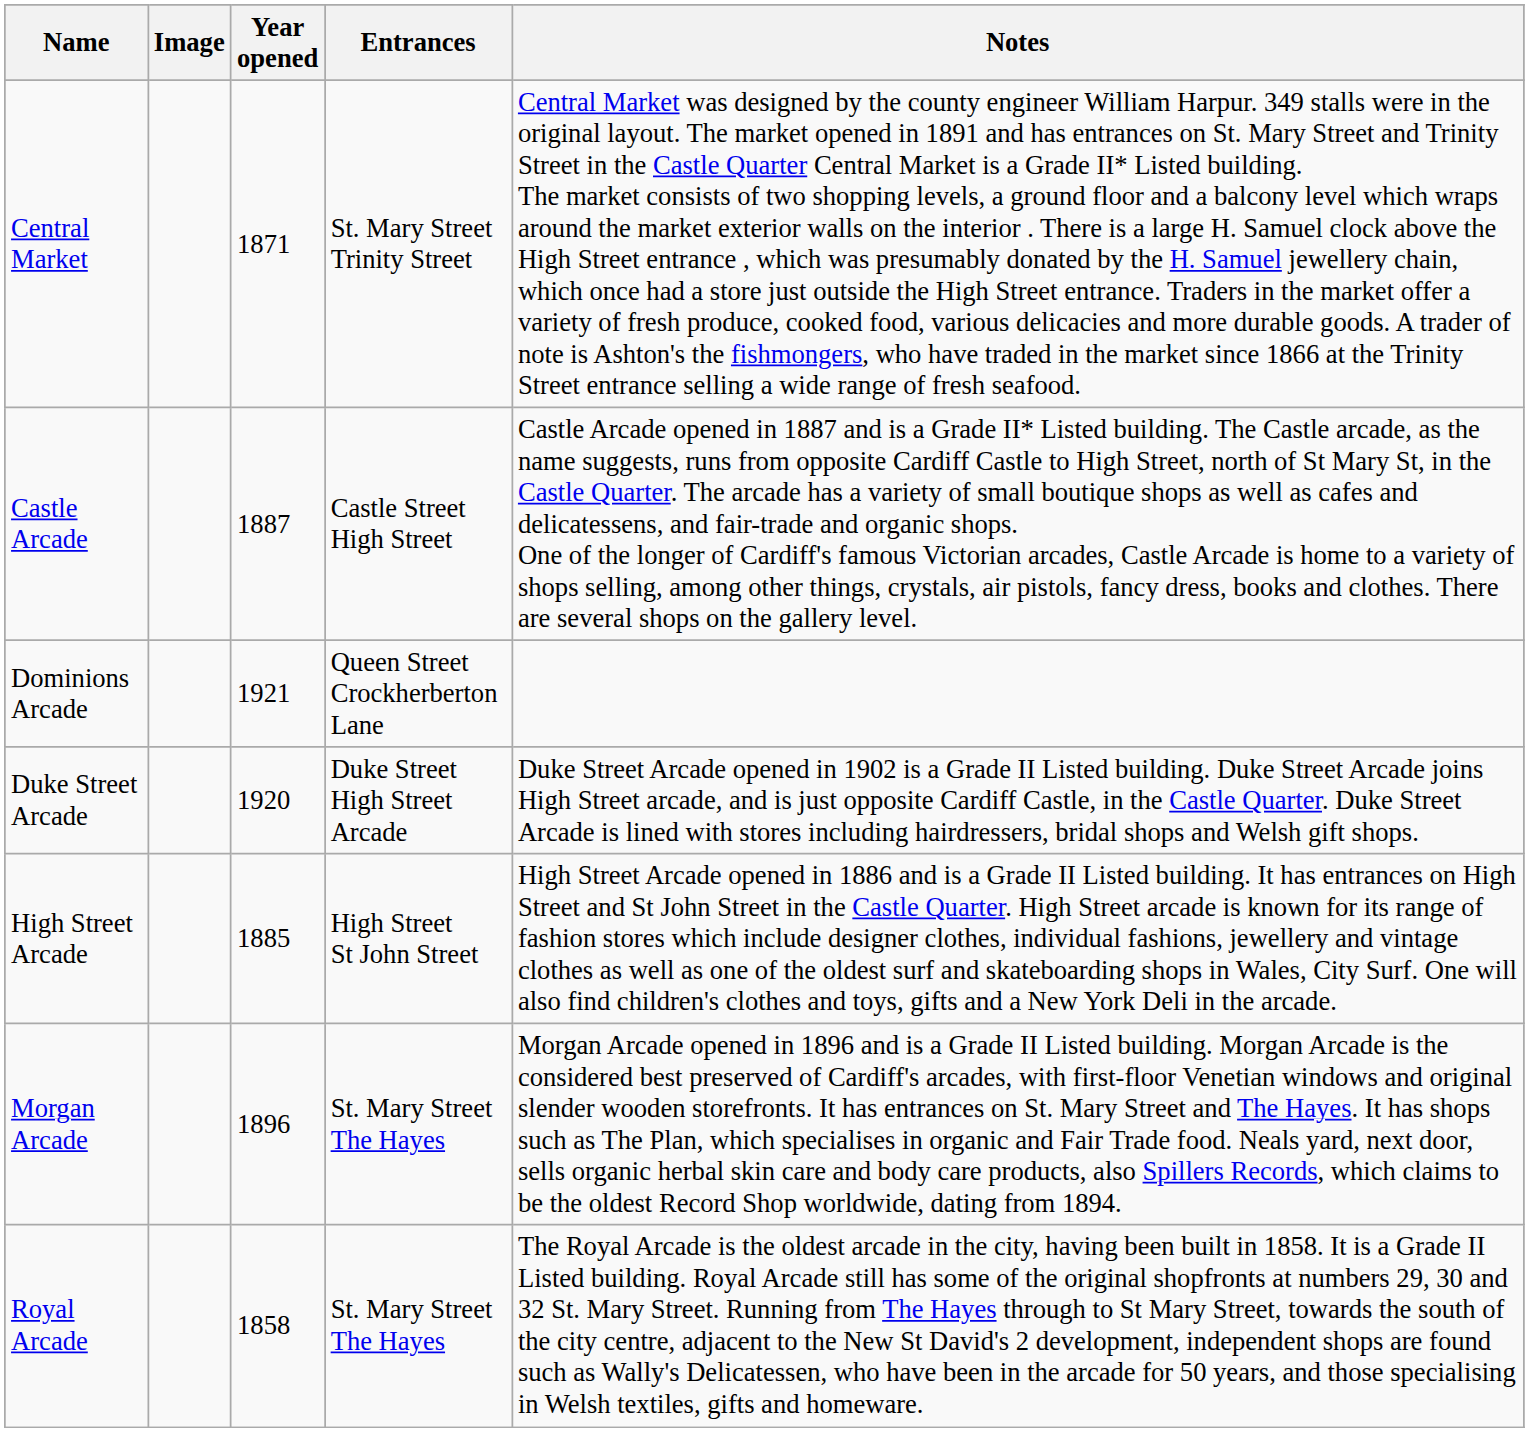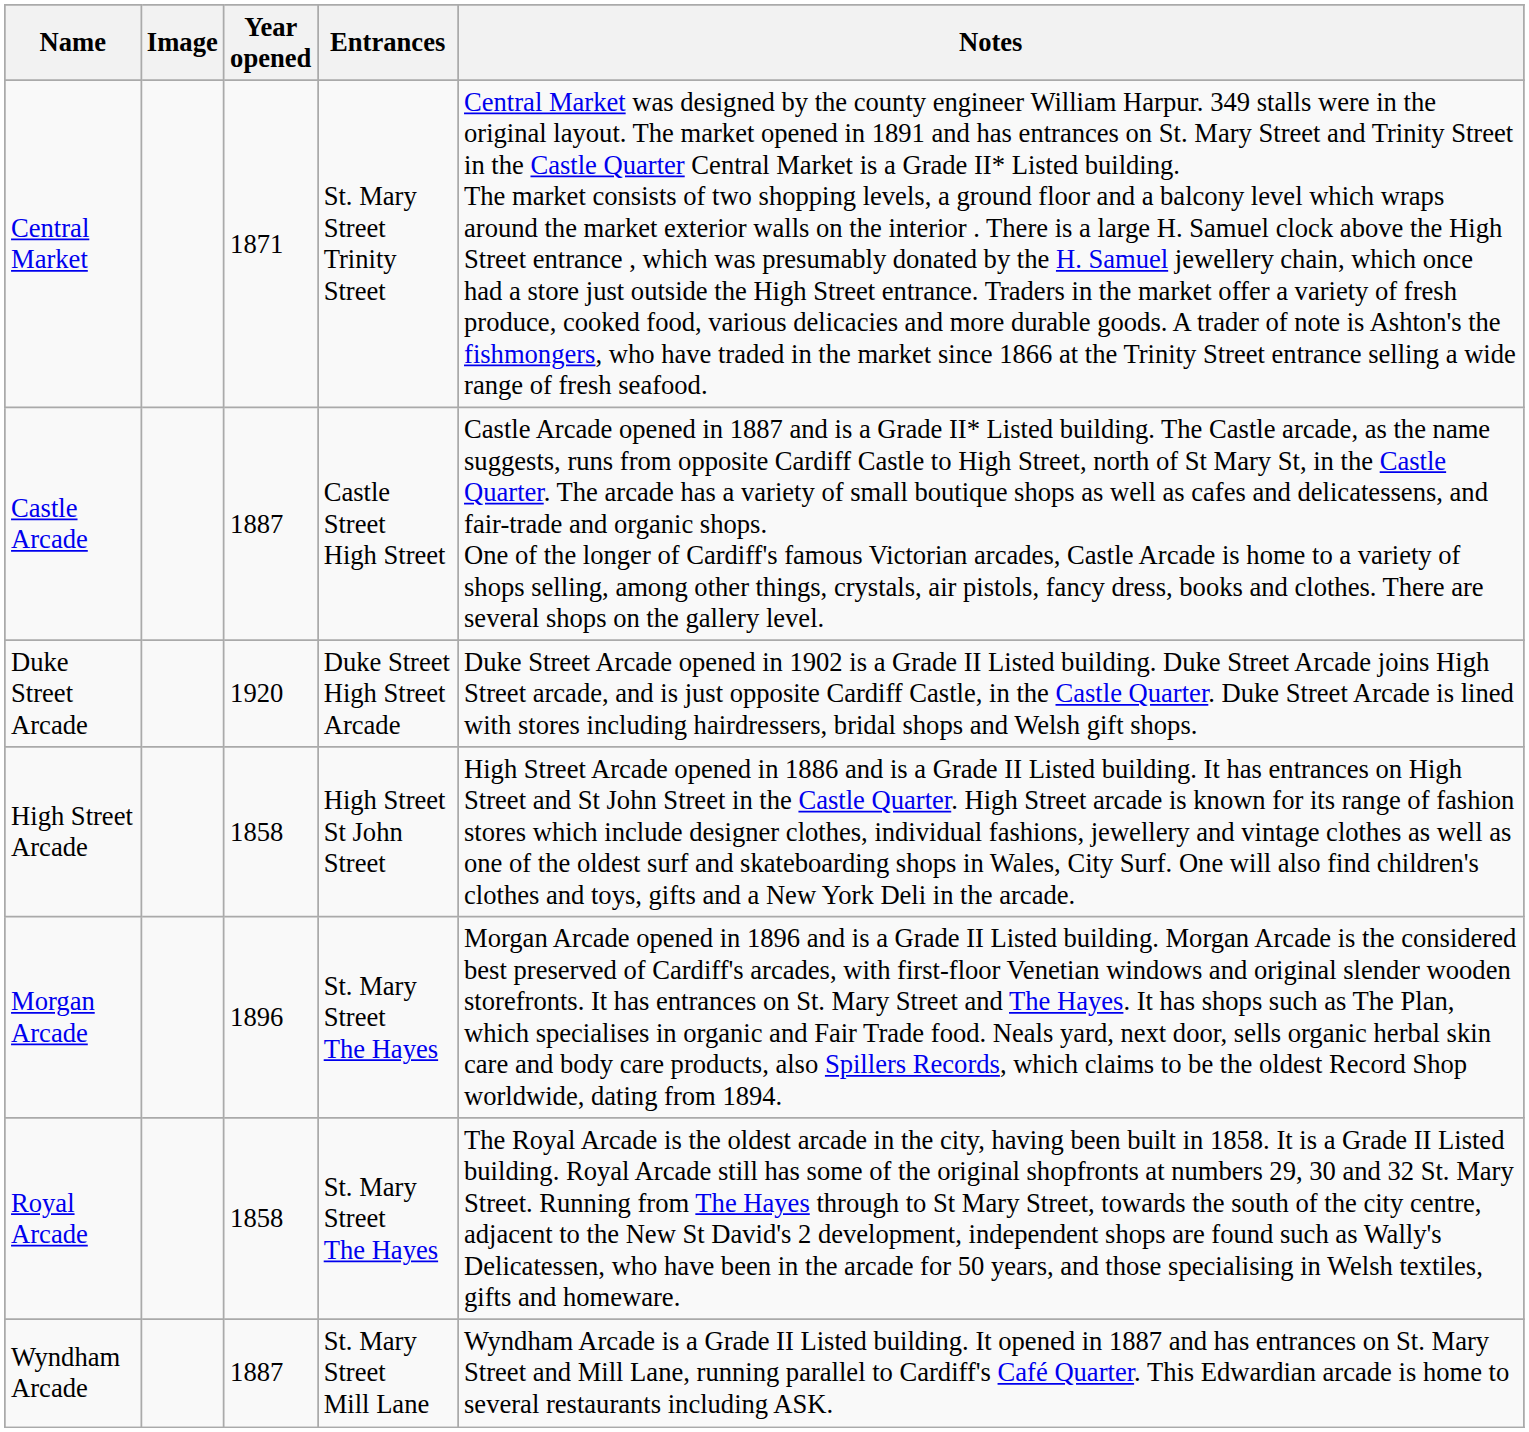- row: (70, 693)
(264, 938) 1885 -> (257, 832) 1858
+ row: (66, 1373)
